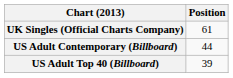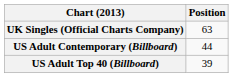(207, 30) 61 -> (207, 30) 63
